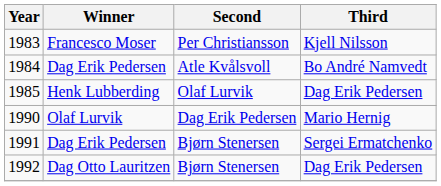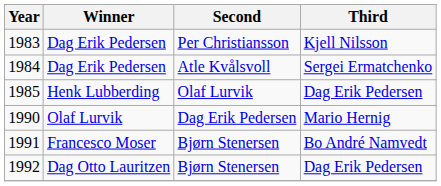(101, 42) Francesco Moser -> (107, 42) Dag Erik Pedersen
(365, 67) Bo André Namvedt -> (368, 67) Sergei Ermatchenko
(107, 142) Dag Erik Pedersen -> (101, 142) Francesco Moser
(368, 142) Sergei Ermatchenko -> (365, 142) Bo André Namvedt
